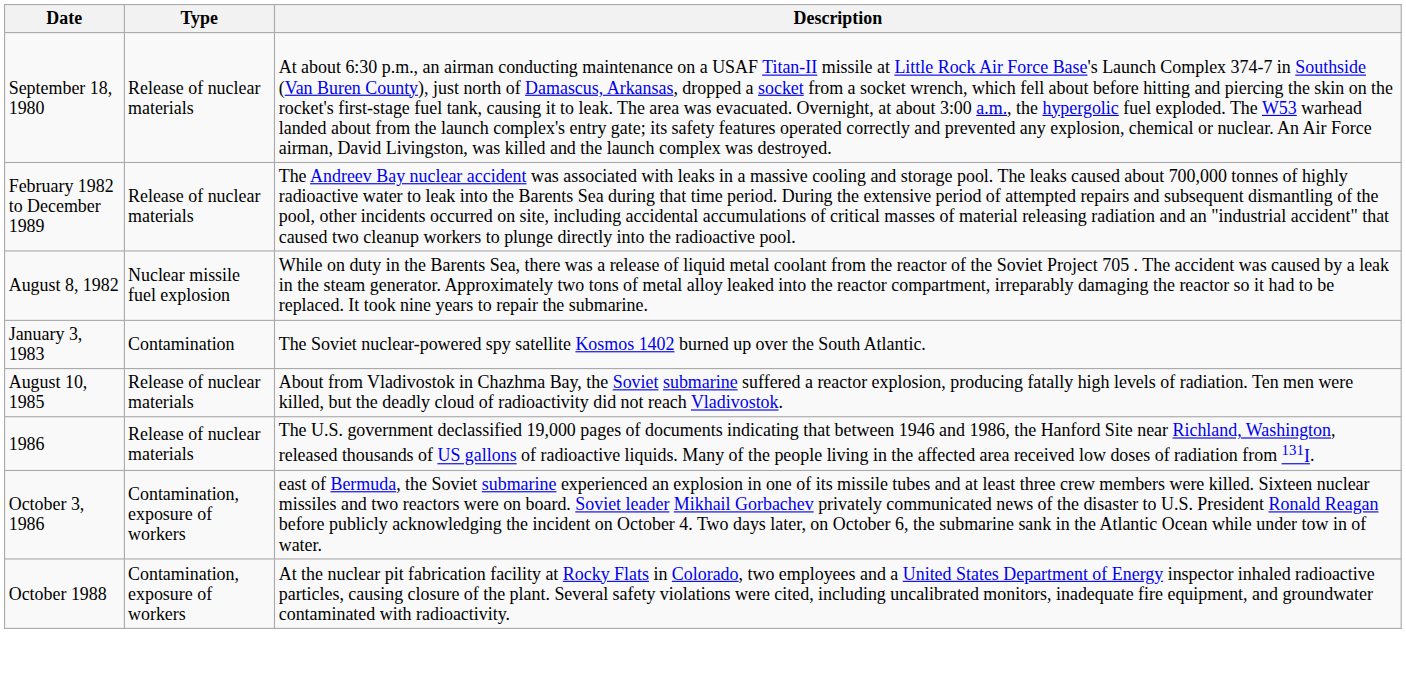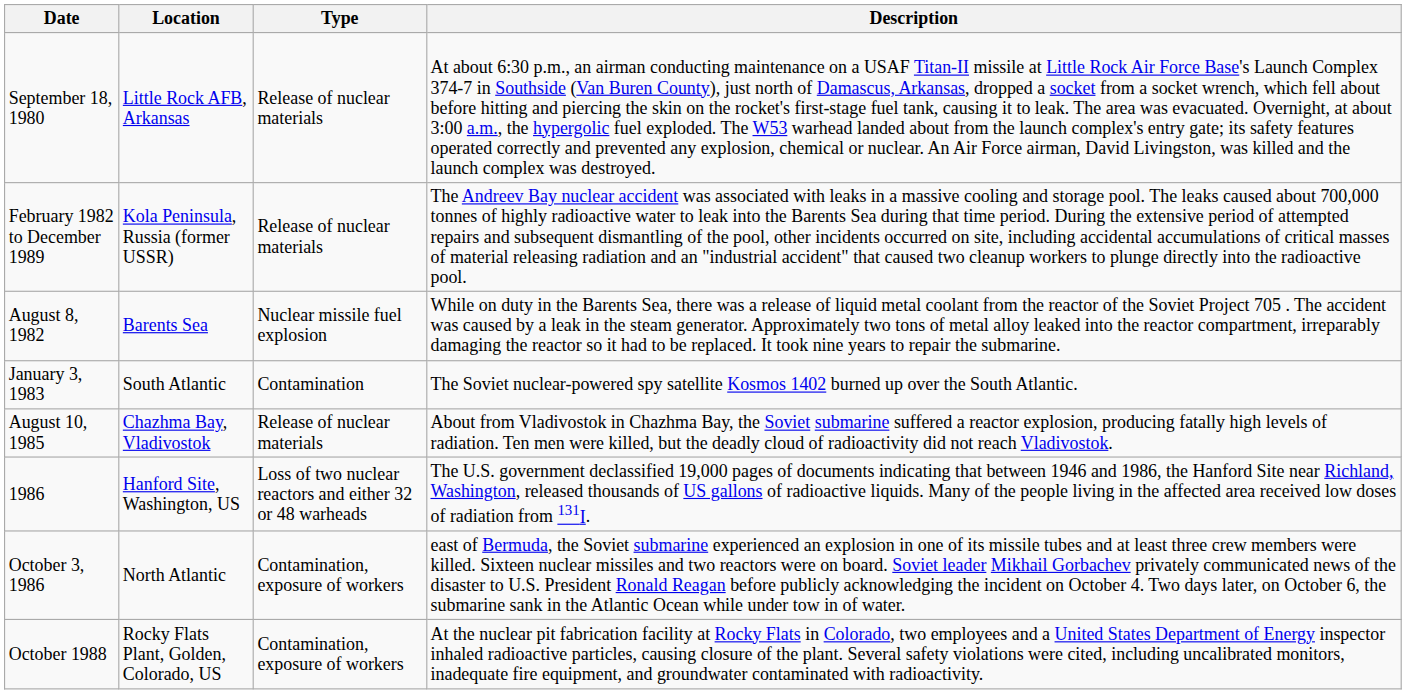+ column: (186, 18)
(194, 443) Release of nuclear materials -> (335, 494) Loss of two nuclear reactors and either 32 or 48 warheads
